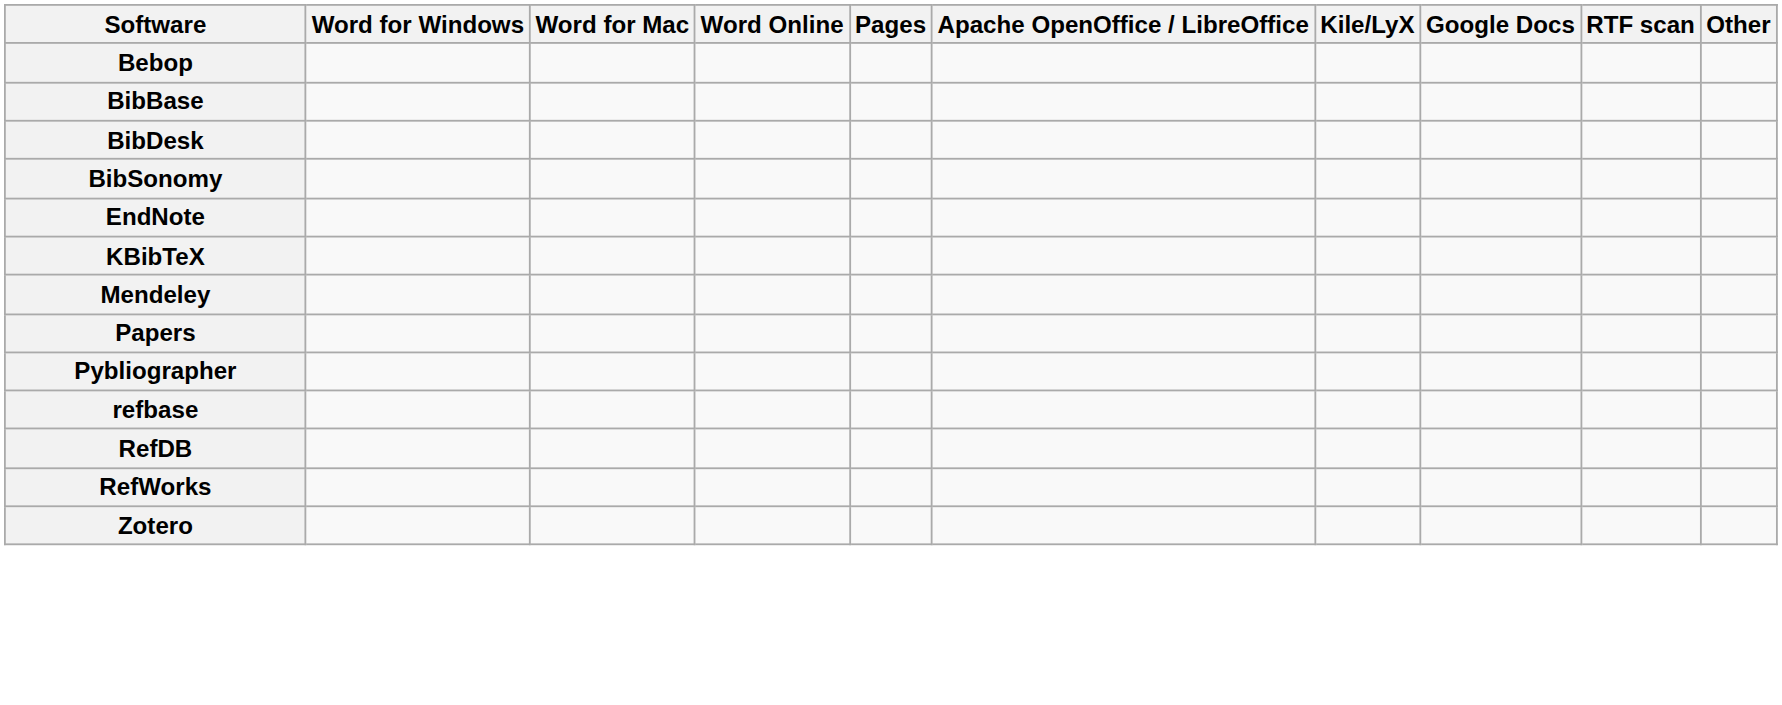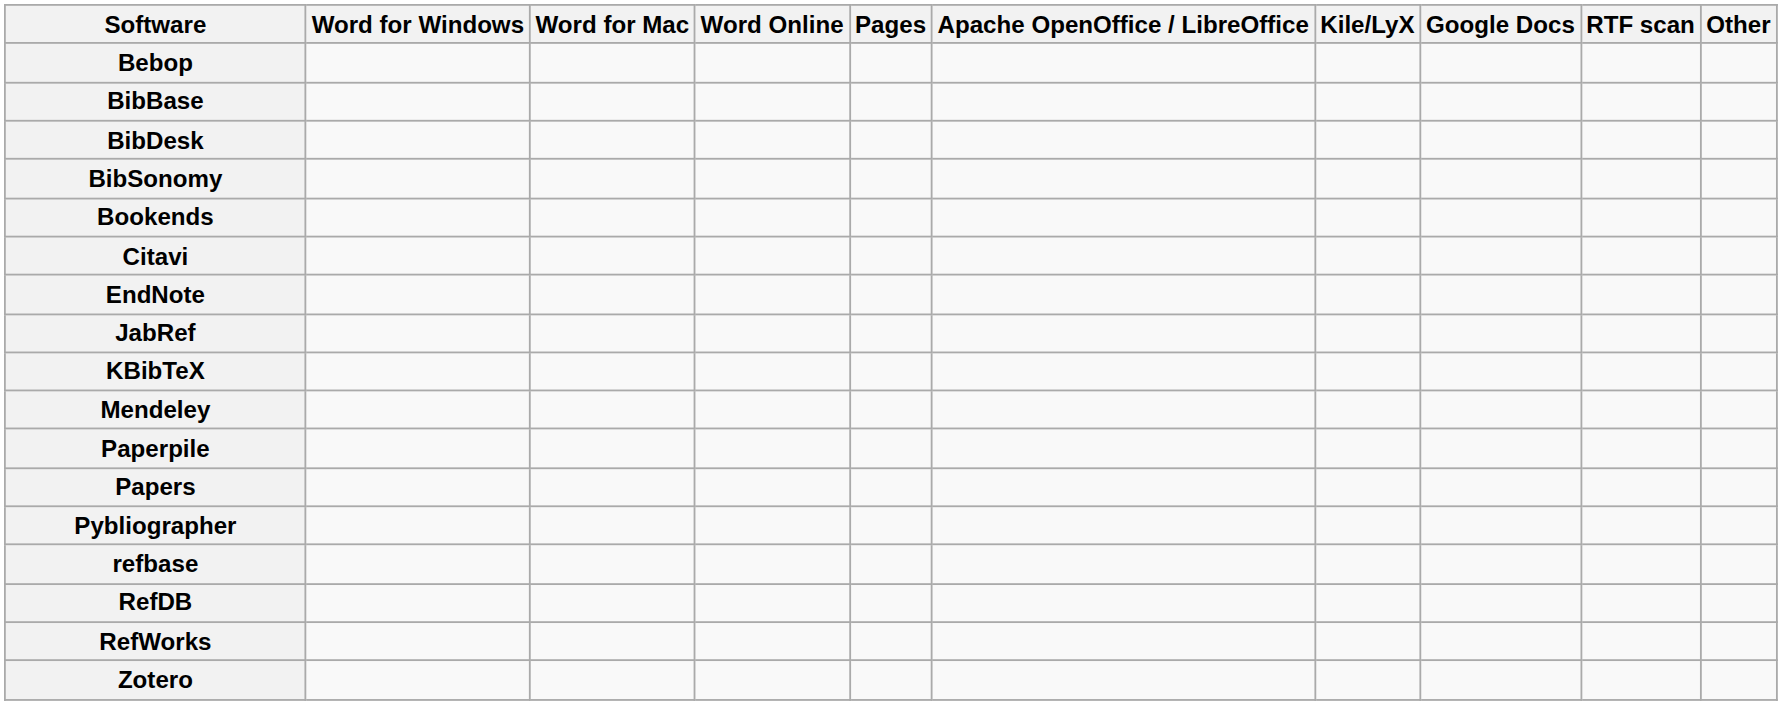+ row: (155, 217)
+ row: (155, 256)
+ row: (155, 333)
+ row: (155, 449)
